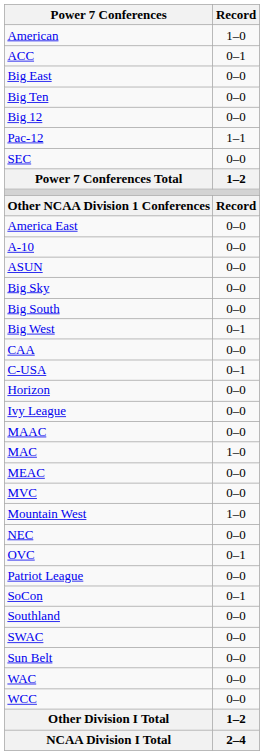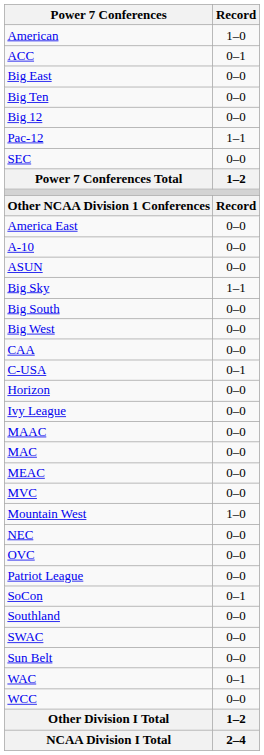(236, 287) 0–0 -> (236, 287) 1–1
(236, 329) 0–1 -> (236, 329) 0–0
(236, 452) 1–0 -> (236, 452) 0–0
(236, 555) 0–1 -> (236, 555) 0–0
(236, 678) 0–0 -> (236, 678) 0–1
